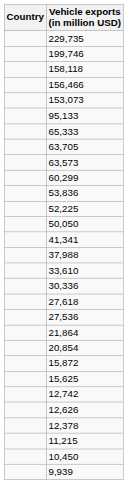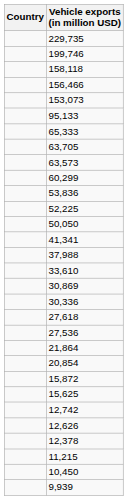+ row: (63, 286)
